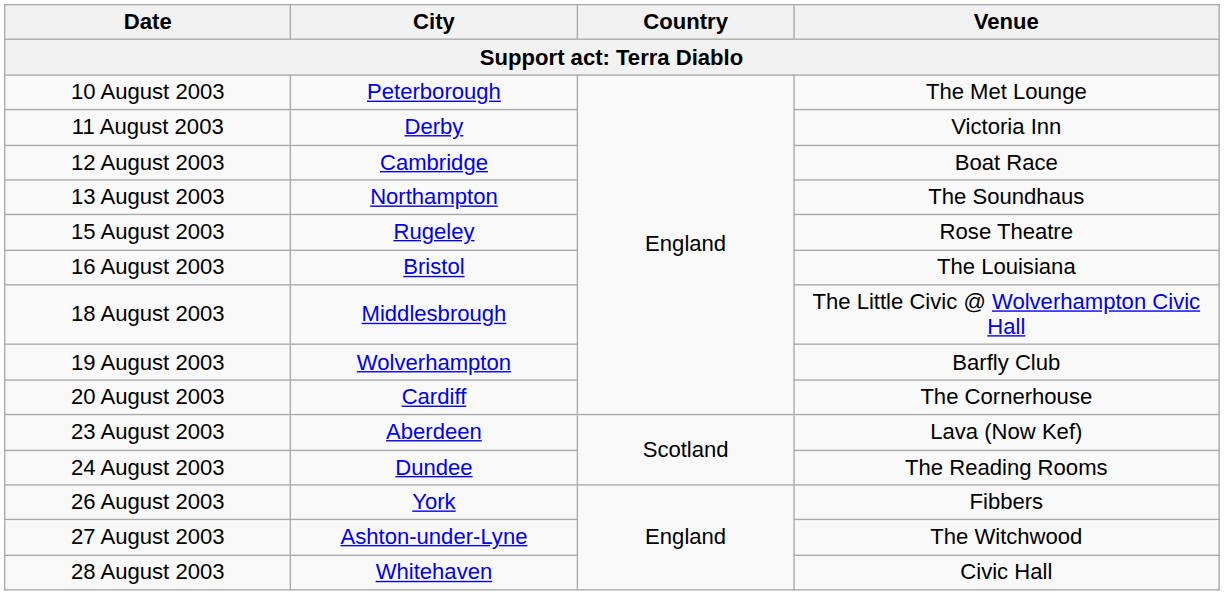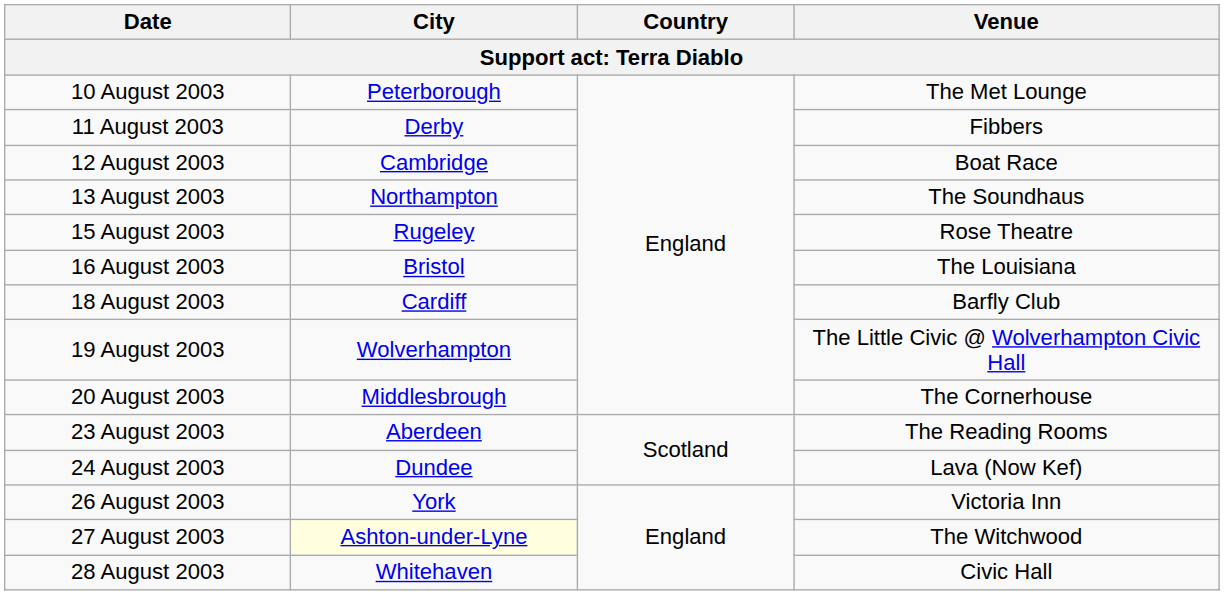(1006, 127) Victoria Inn -> (1006, 127) Fibbers
(434, 314) Middlesbrough -> (434, 302) Cardiff
(1006, 314) The Little Civic @ Wolverhampton Civic Hall -> (1006, 302) Barfly Club
(1006, 362) Barfly Club -> (1006, 349) The Little Civic @ Wolverhampton Civic Hall
(434, 397) Cardiff -> (434, 397) Middlesbrough
(1006, 432) Lava (Now Kef) -> (1006, 432) The Reading Rooms
(1006, 467) The Reading Rooms -> (1006, 467) Lava (Now Kef)
(1006, 502) Fibbers -> (1006, 502) Victoria Inn
(434, 537) no background -> (434, 537) lightyellow background
